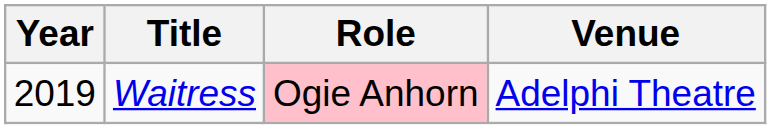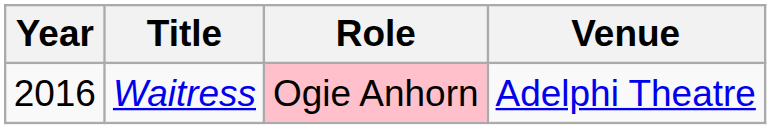(55, 92) 2019 -> (55, 92) 2016
